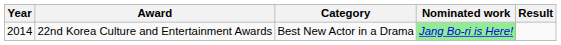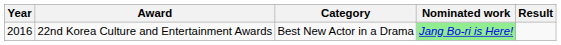(20, 31) 2014 -> (20, 31) 2016
